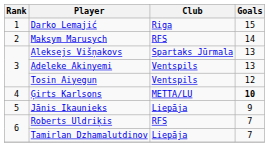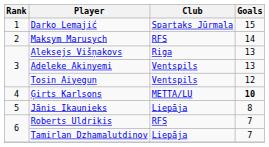(162, 25) Riga -> (192, 25) Spartaks Jūrmala
(192, 53) Spartaks Jūrmala -> (162, 53) Riga
(250, 108) 9 -> (250, 108) 8
